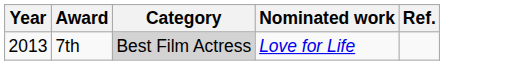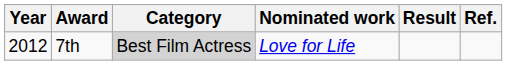+ column: (430, 18)
(28, 45) 2013 -> (28, 45) 2012
